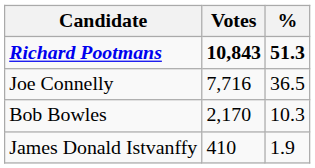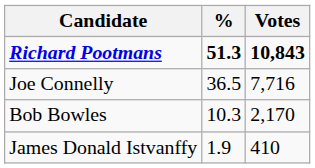columns swapped: (234, 21) <-> (287, 21)
